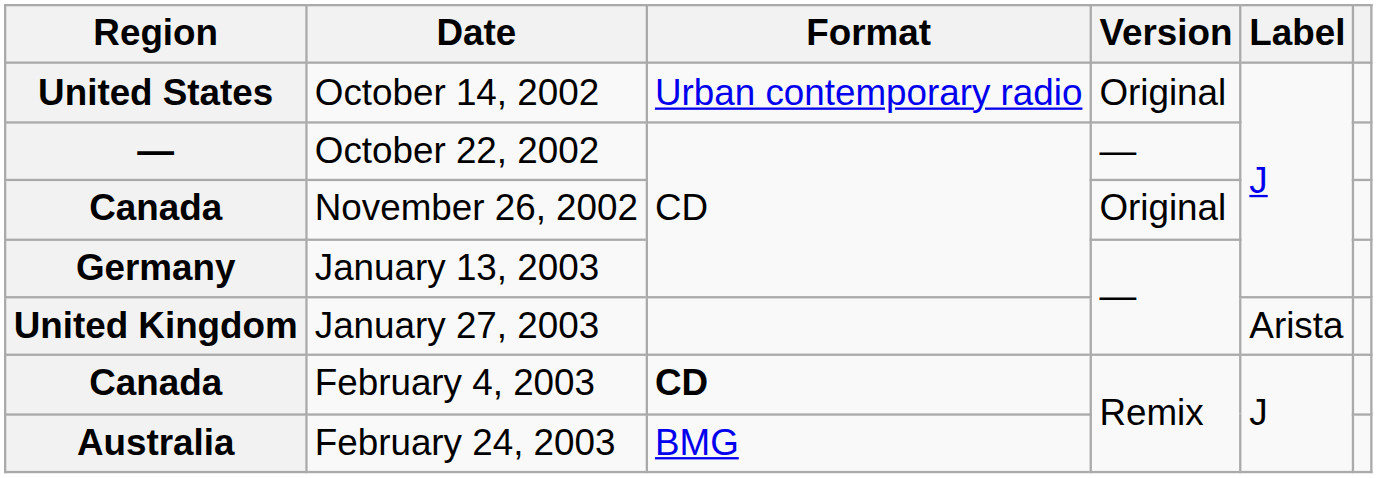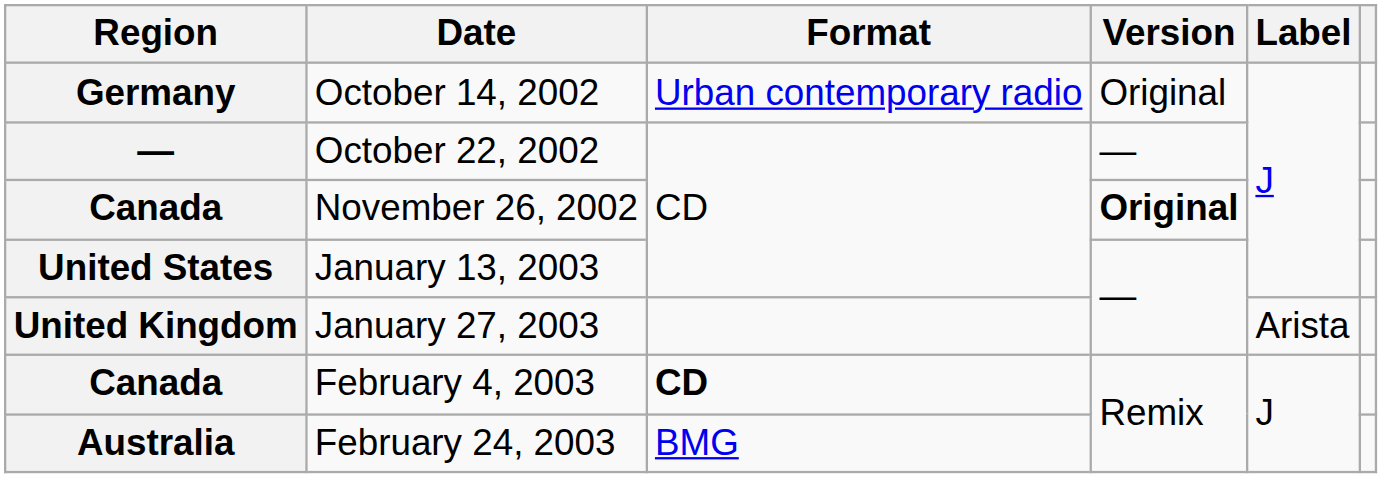(156, 92) United States -> (156, 92) Germany
(1163, 208) normal -> (1169, 208) bold
(156, 267) Germany -> (156, 267) United States
